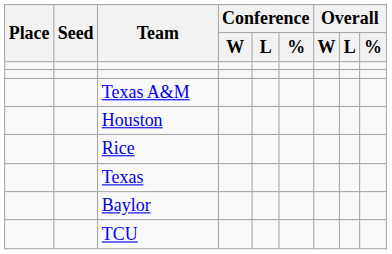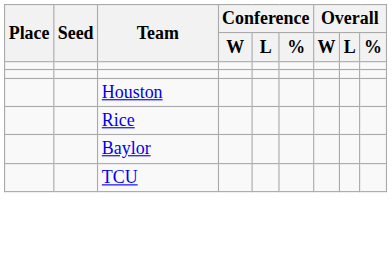- row: (29, 92)
- row: (29, 177)
